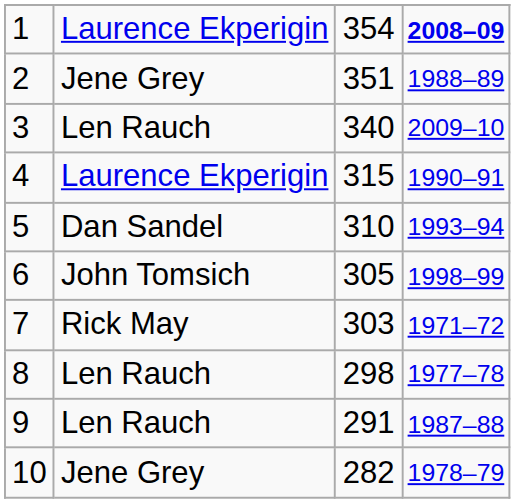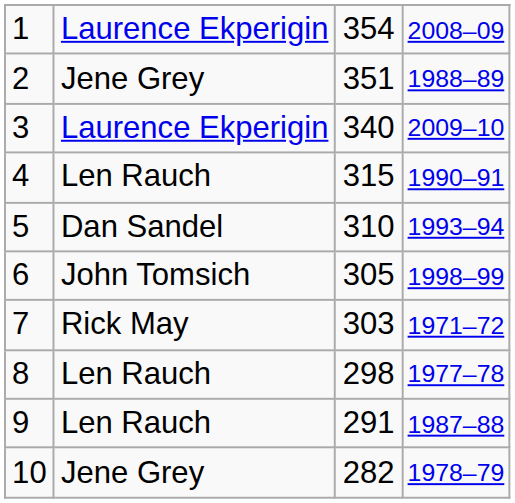(456, 30) bold -> (456, 30) normal
(136, 127) Len Rauch -> (195, 127) Laurence Ekperigin
(195, 176) Laurence Ekperigin -> (136, 176) Len Rauch
